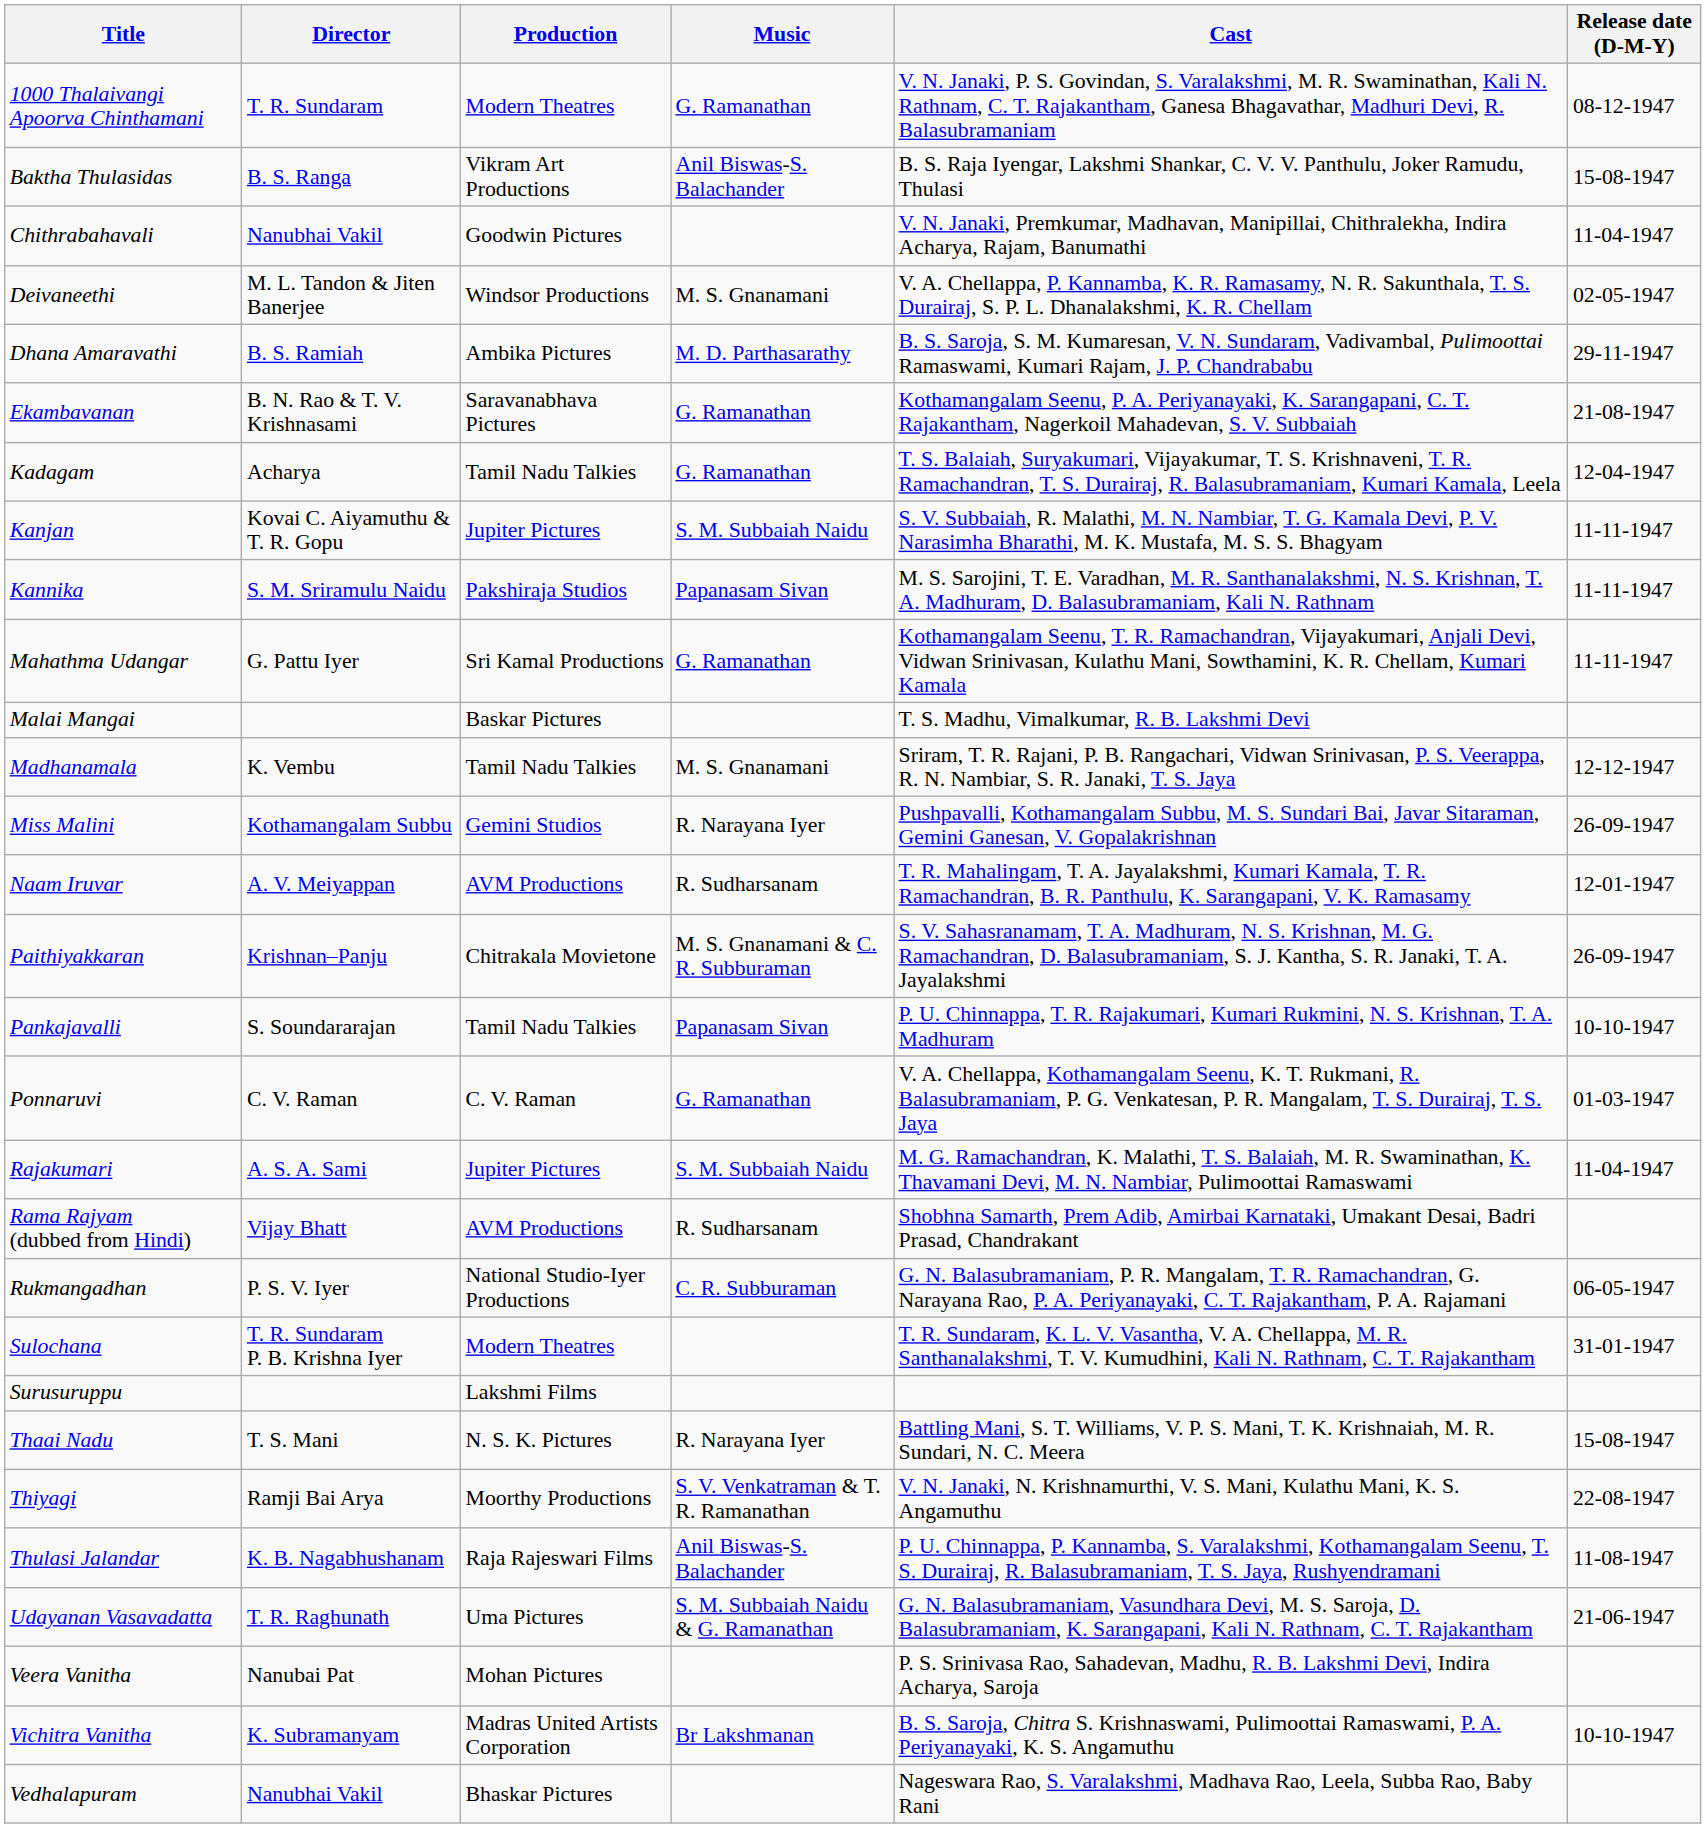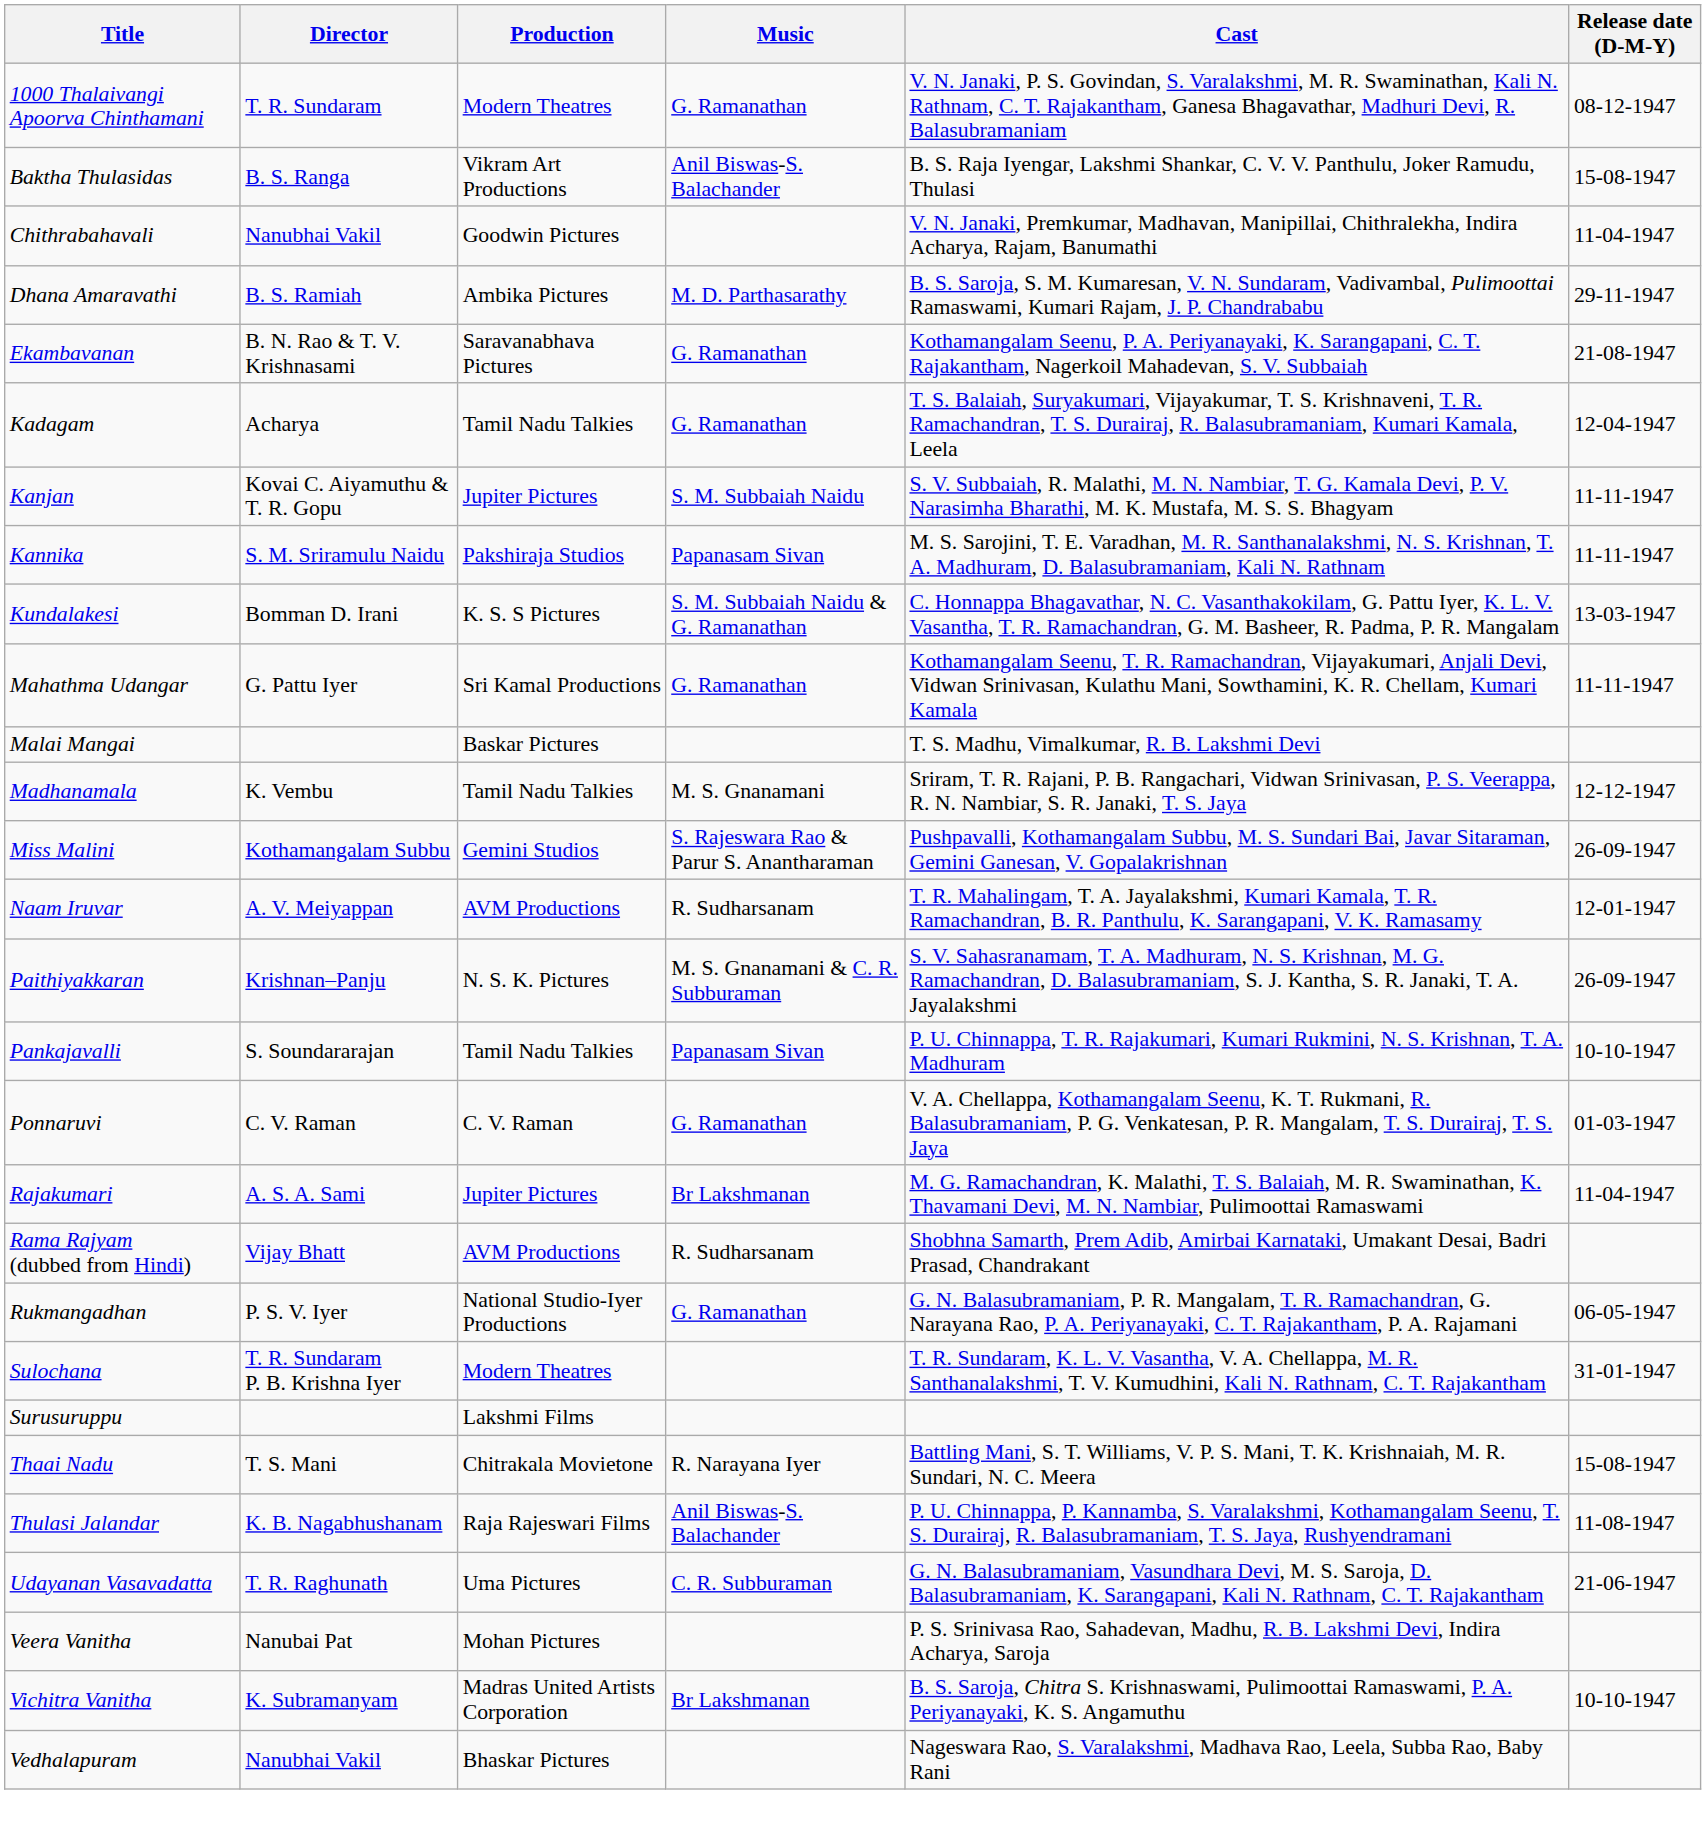- row: (62, 294)
+ row: (64, 613)
(750, 825) R. Narayana Iyer -> (772, 849) S. Rajeswara Rao & Parur S. Anantharaman
(561, 955) Chitrakala Movietone -> (536, 980) N. S. K. Pictures
(772, 1169) S. M. Subbaiah Naidu -> (740, 1193) Br Lakshmanan
(756, 1287) C. R. Subburaman -> (739, 1311) G. Ramanathan
(539, 1439) N. S. K. Pictures -> (558, 1464) Chitrakala Movietone
- row: (43, 1498)
(772, 1616) S. M. Subbaiah Naidu & G. Ramanathan -> (752, 1582) C. R. Subburaman
